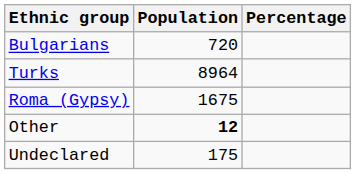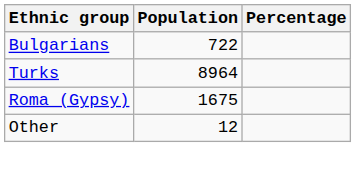(223, 46) 720 -> (223, 46) 722
(228, 128) bold -> (228, 128) normal
- row: (59, 155)
